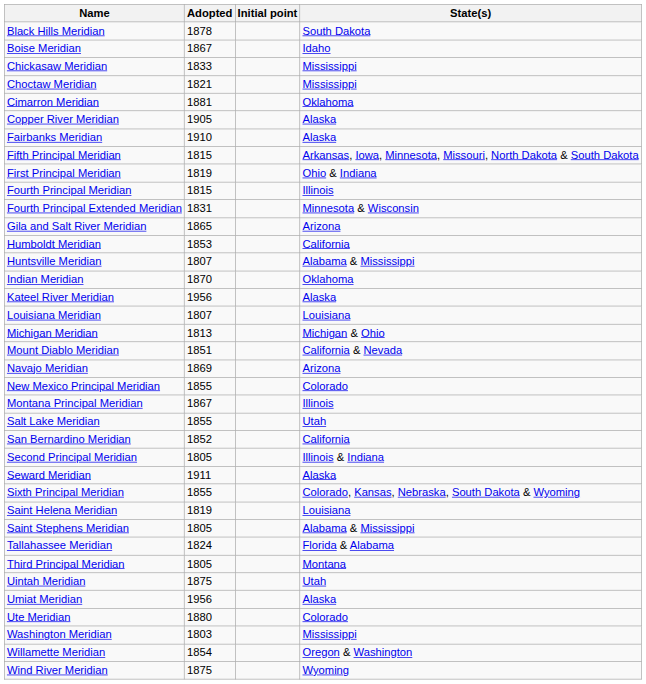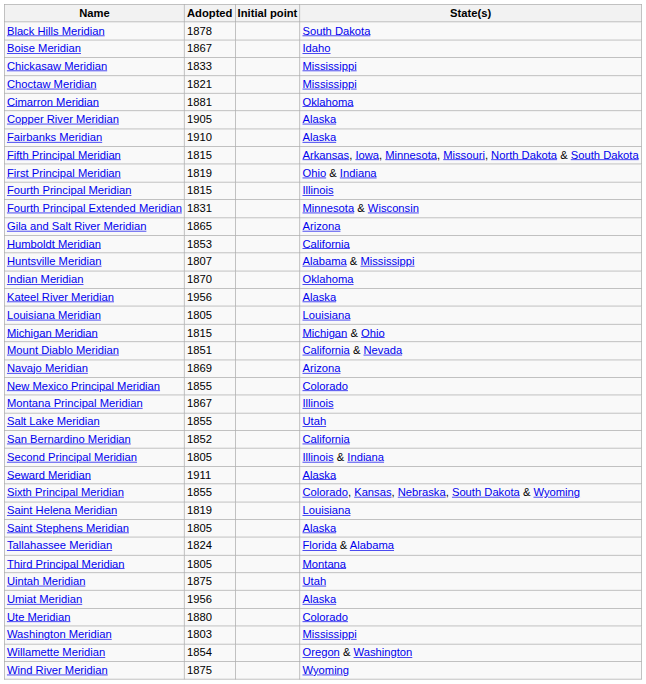(199, 315) 1807 -> (199, 315) 1805
(199, 333) 1813 -> (199, 333) 1815
(359, 528) Alabama & Mississippi -> (319, 528) Alaska
